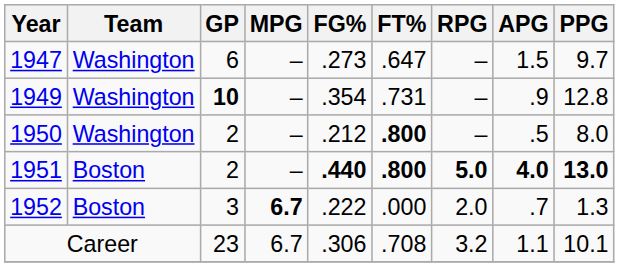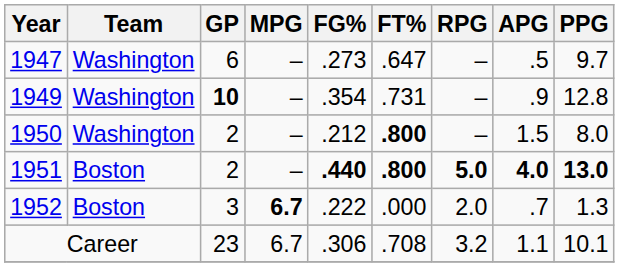(532, 60) 1.5 -> (539, 60) .5
(539, 134) .5 -> (532, 134) 1.5
